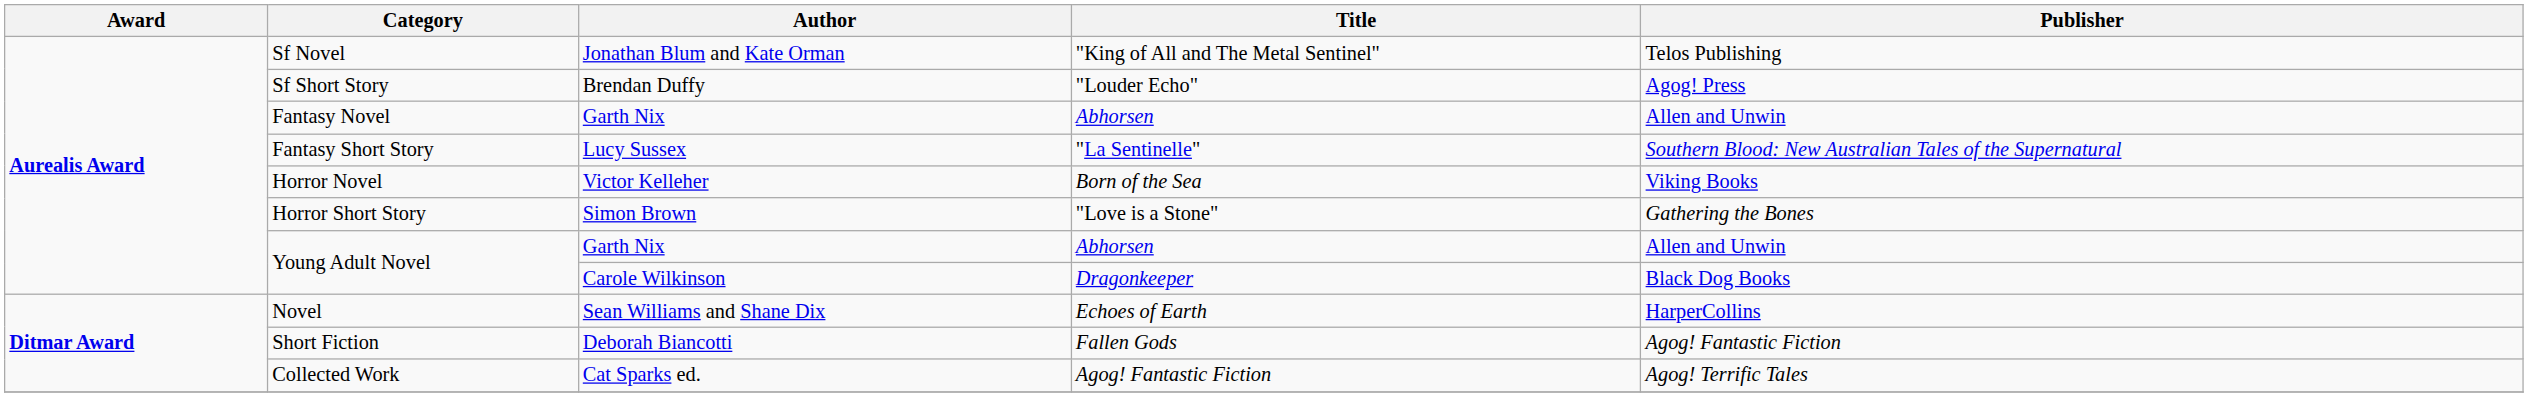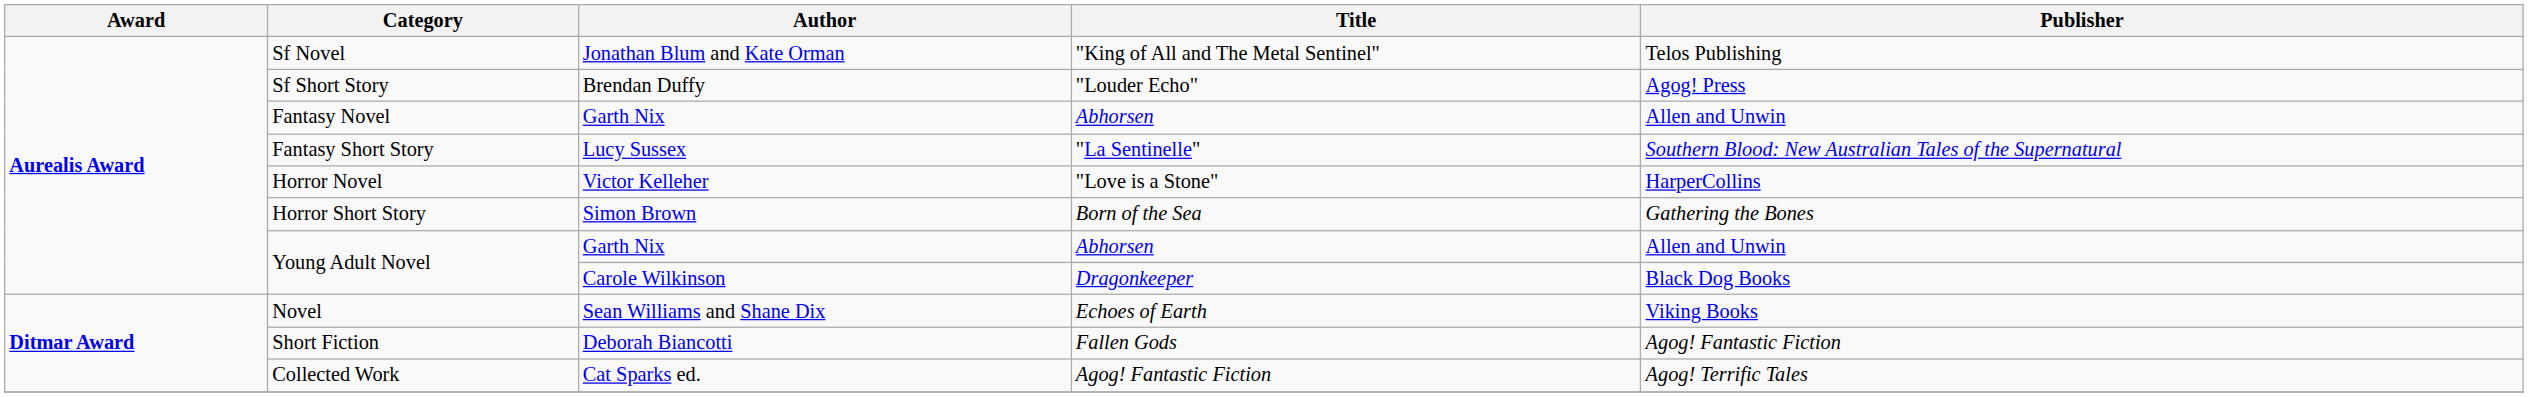(1139, 181) Born of the Sea -> (1147, 181) "Love is a Stone"
(1702, 181) Viking Books -> (1703, 181) HarperCollins
(1147, 213) "Love is a Stone" -> (1139, 213) Born of the Sea
(1703, 310) HarperCollins -> (1702, 310) Viking Books
